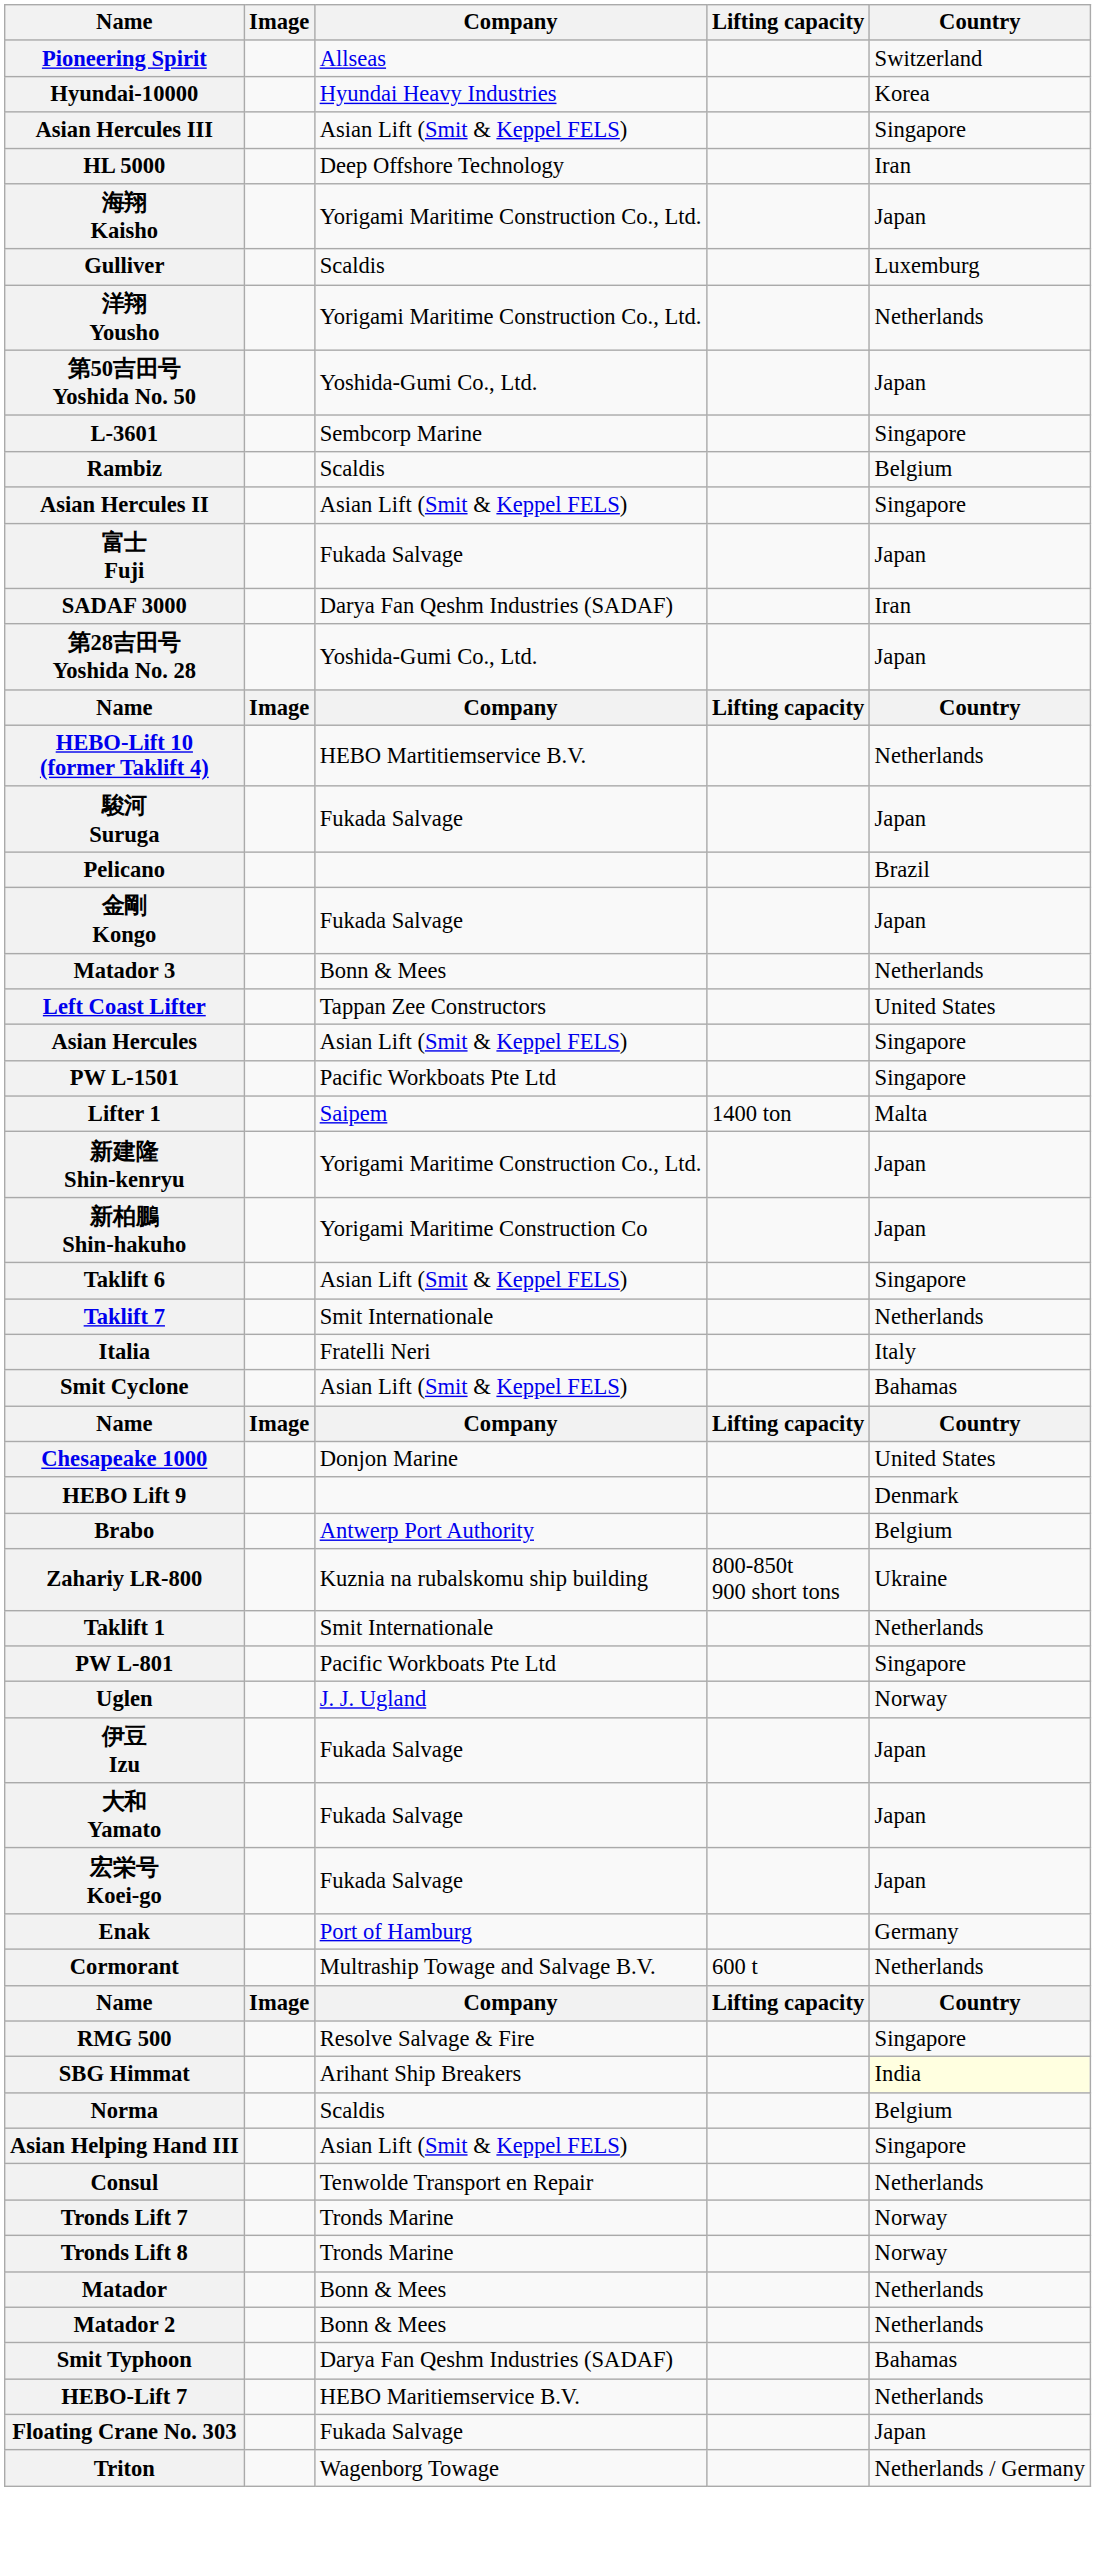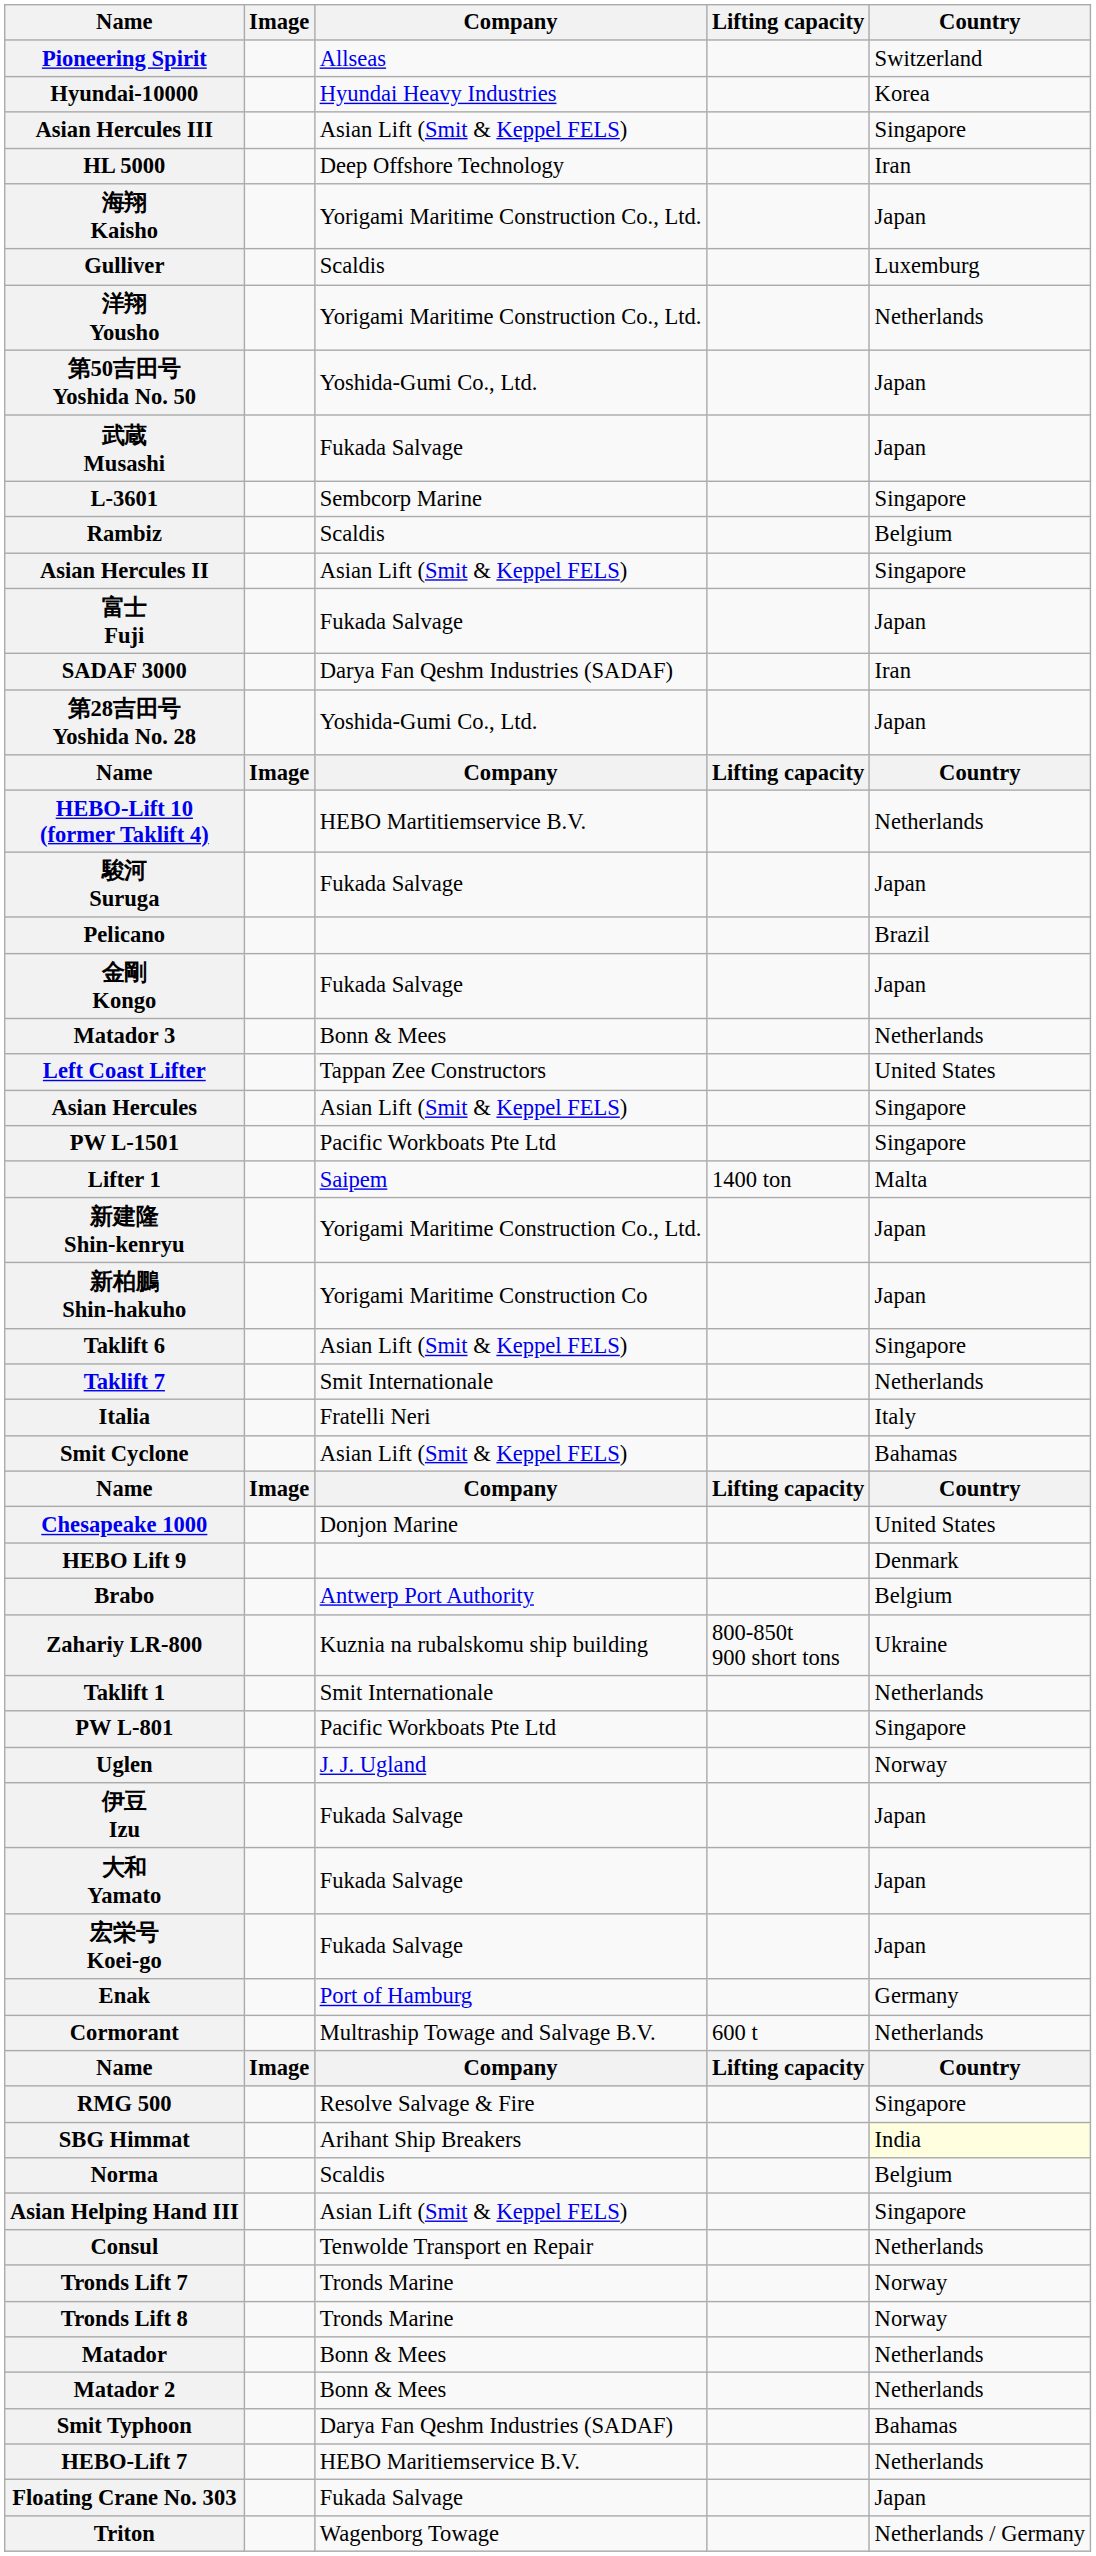+ row: (124, 448)
